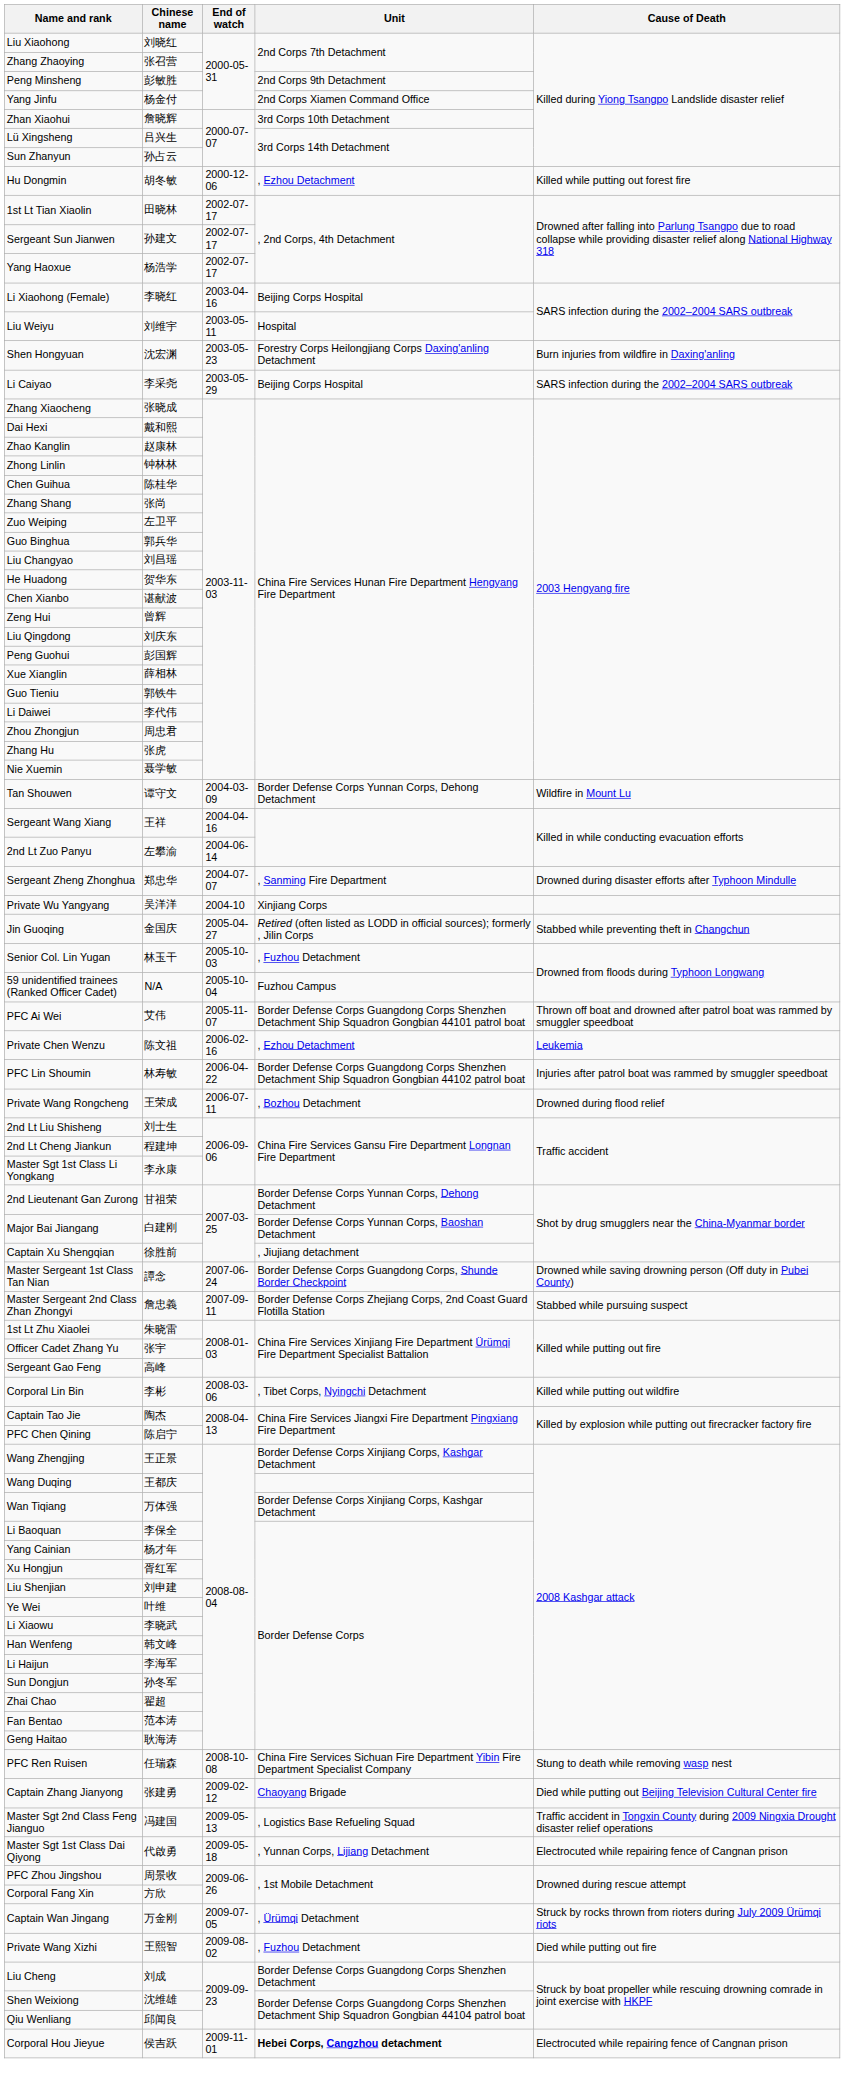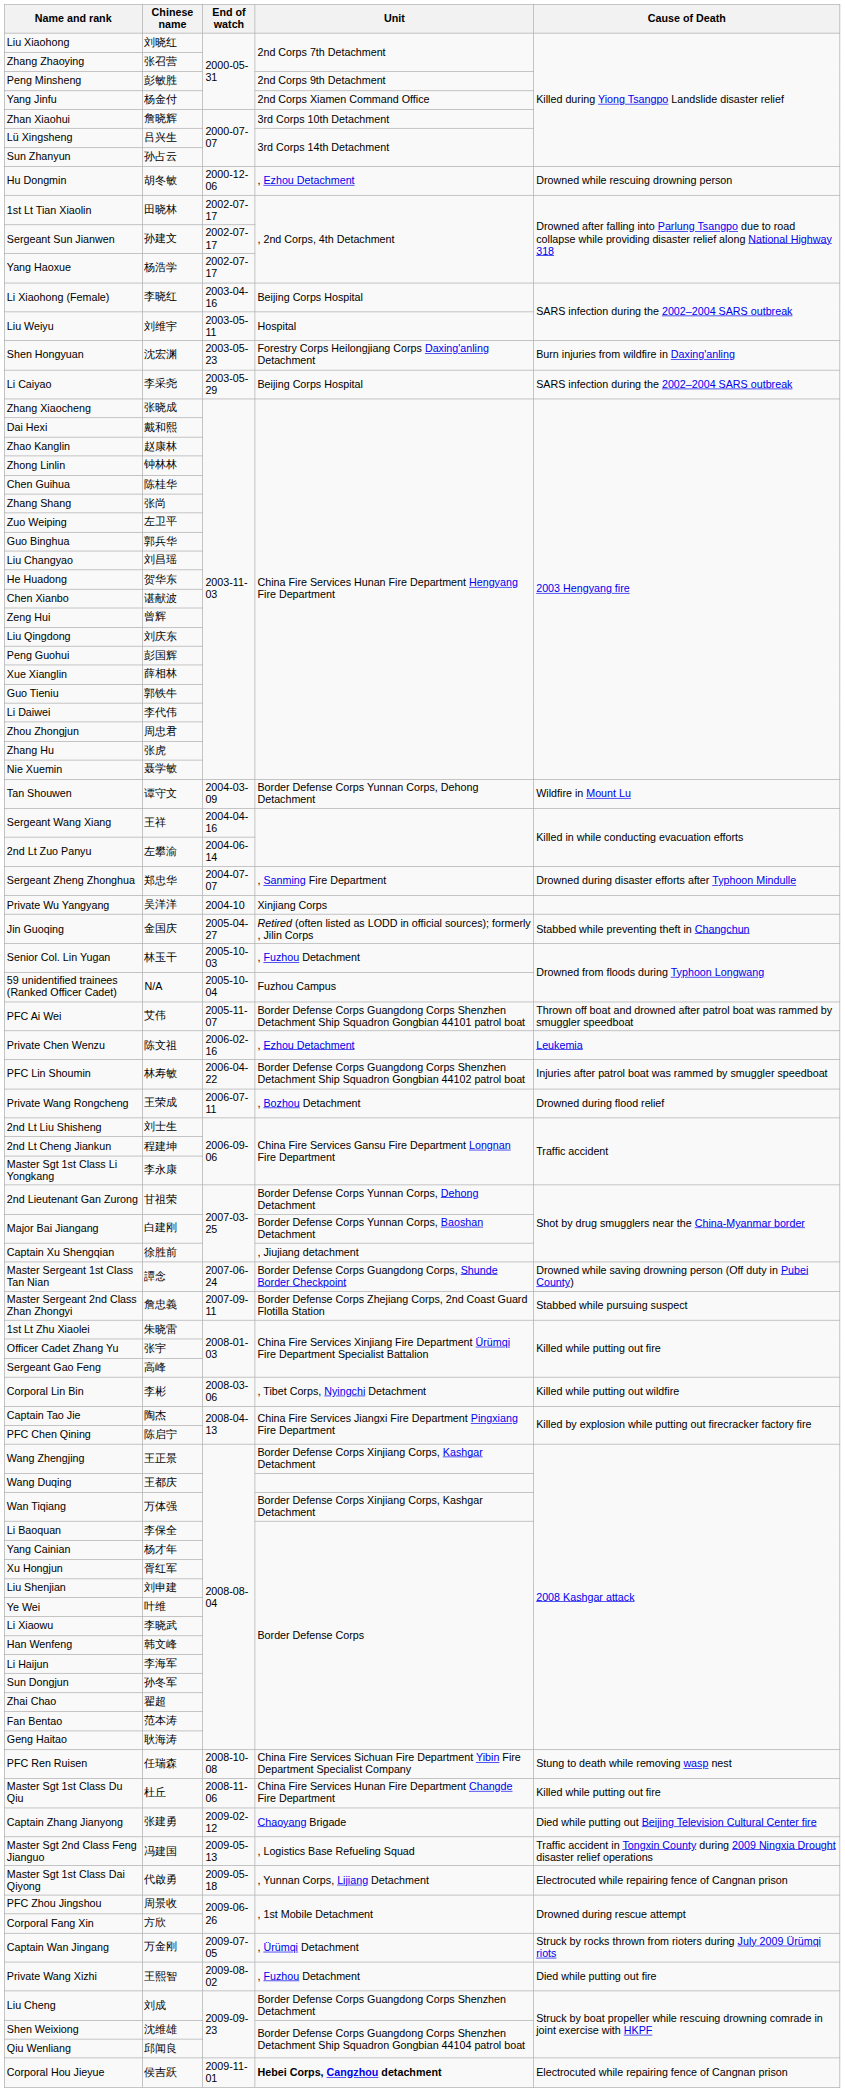(613, 181) Killed while putting out forest fire -> (634, 181) Drowned while rescuing drowning person
+ row: (65, 1793)
